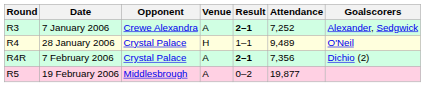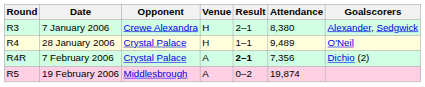(206, 27) A -> (206, 27) H
(244, 27) bold -> (244, 27) normal
(282, 27) 7,252 -> (282, 27) 8,380
(285, 74) 19,877 -> (285, 74) 19,874
